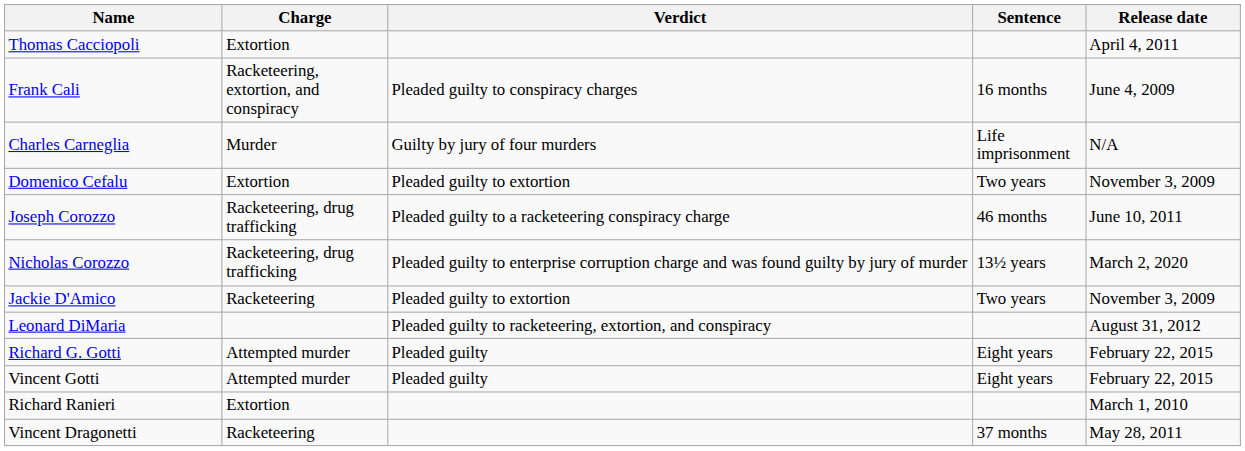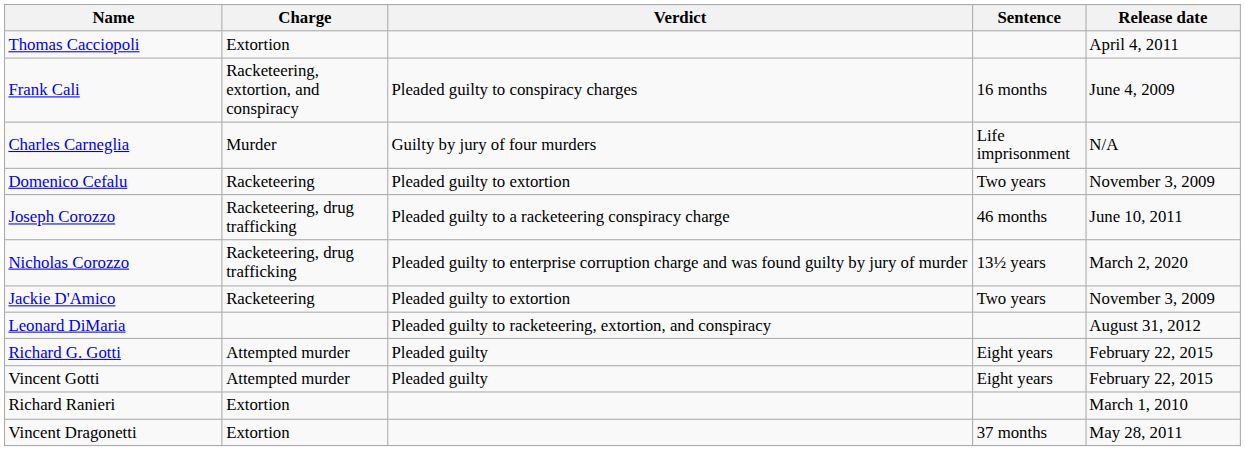(258, 181) Extortion -> (270, 181) Racketeering
(270, 432) Racketeering -> (258, 432) Extortion
